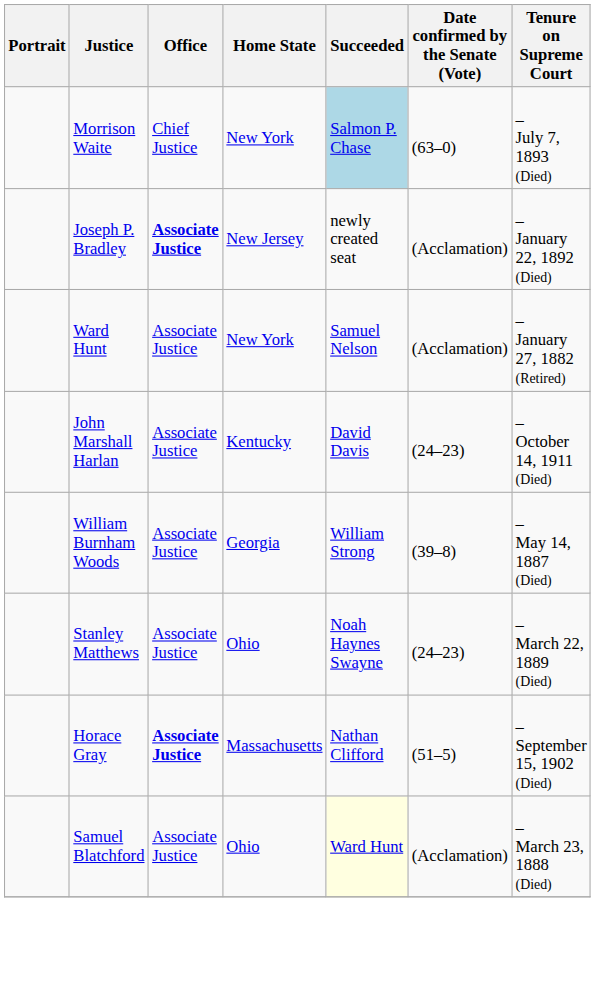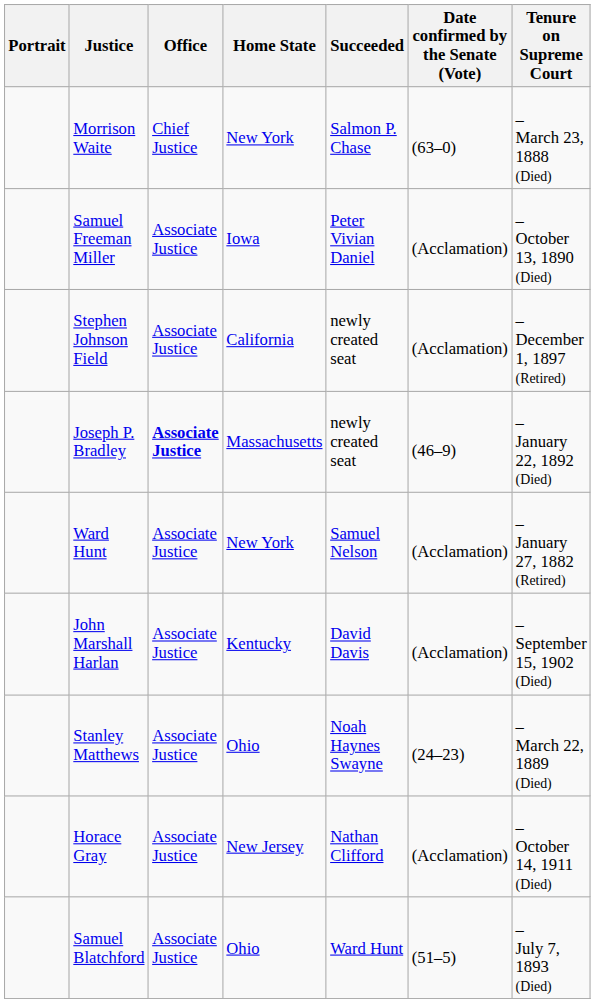(363, 137) lightblue background -> (363, 137) no background
(538, 147) – July 7, 1893 (Died) -> (550, 147) – March 23, 1888 (Died)
+ row: (102, 238)
+ row: (101, 340)
(265, 238) New Jersey -> (274, 441) Massachusetts
(460, 248) (Acclamation) -> (434, 450) (46–9)
(438, 450) (24–23) -> (460, 653) (Acclamation)
(544, 450) – October 14, 1911 (Died) -> (551, 653) – September 15, 1902 (Died)
- row: (104, 542)
(185, 745) bold -> (184, 846) normal
(274, 745) Massachusetts -> (265, 846) New Jersey
(434, 754) (51–5) -> (460, 855) (Acclamation)
(551, 754) – September 15, 1902 (Died) -> (544, 855) – October 14, 1911 (Died)
(367, 846) lightyellow background -> (367, 947) no background
(460, 855) (Acclamation) -> (434, 957) (51–5)
(550, 855) – March 23, 1888 (Died) -> (538, 957) – July 7, 1893 (Died)
